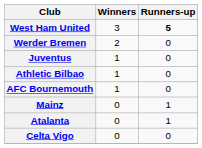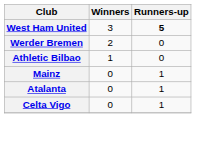- row: (50, 58)
- row: (50, 89)
(168, 136) 0 -> (161, 105) 1
